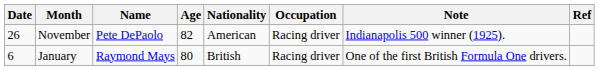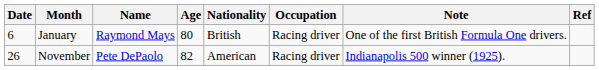rows swapped: (57, 55) <-> (64, 34)
